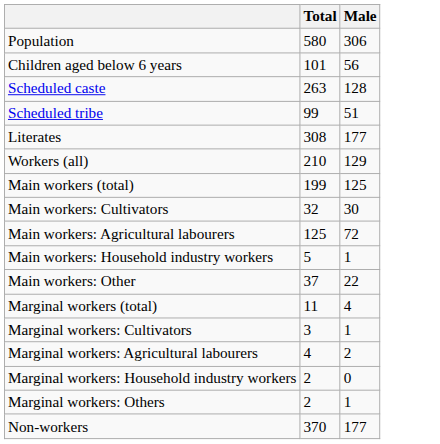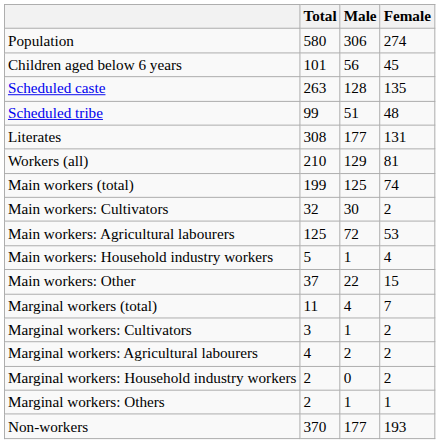+ column: (407, 16)
